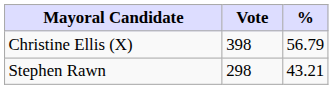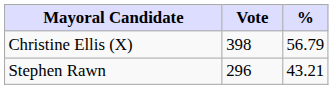(239, 71) 298 -> (239, 71) 296
